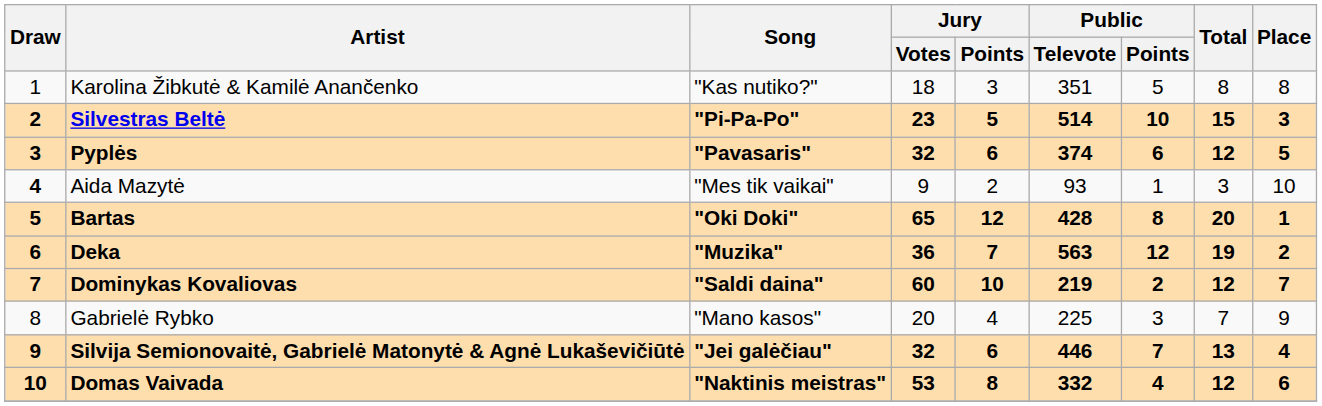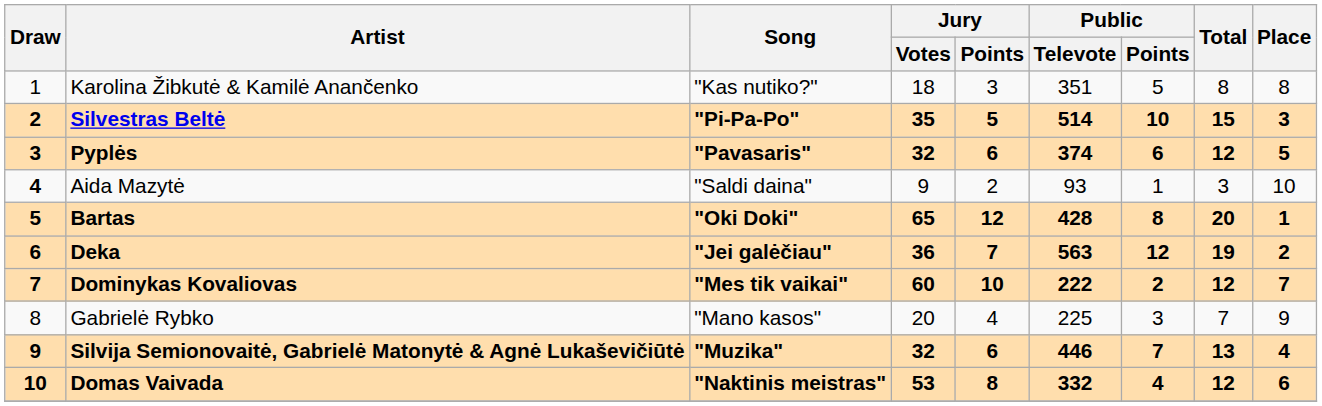(923, 119) 23 -> (923, 119) 35
(764, 185) "Mes tik vaikai" -> (753, 185) "Saldi daina"
(739, 251) "Muzika" -> (763, 251) "Jei galėčiau"
(759, 284) "Saldi daina" -> (771, 284) "Mes tik vaikai"
(1075, 284) 219 -> (1075, 284) 222
(763, 350) "Jei galėčiau" -> (739, 350) "Muzika"
